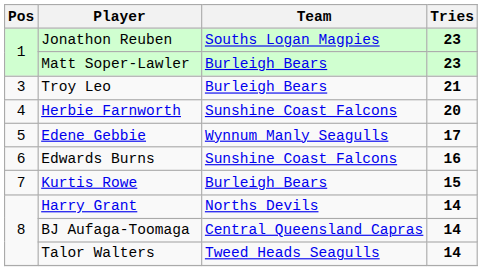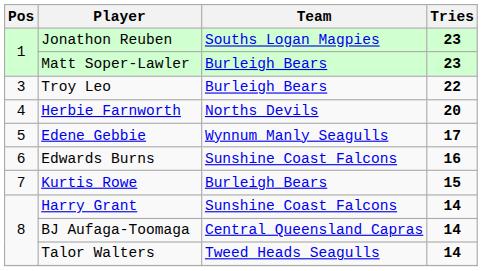(452, 88) 21 -> (452, 88) 22
(301, 111) Sunshine Coast Falcons -> (262, 111) Norths Devils
(262, 206) Norths Devils -> (301, 206) Sunshine Coast Falcons
